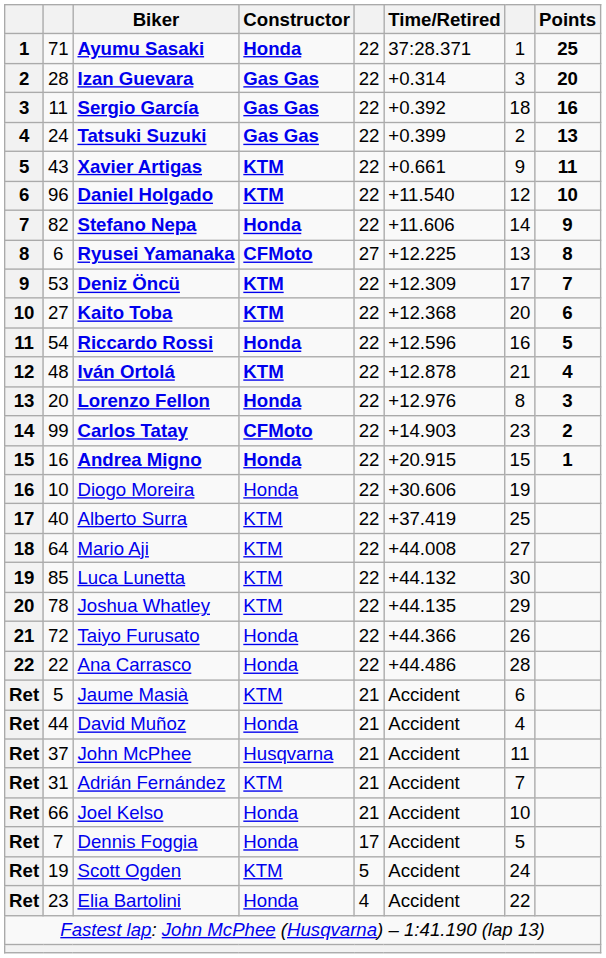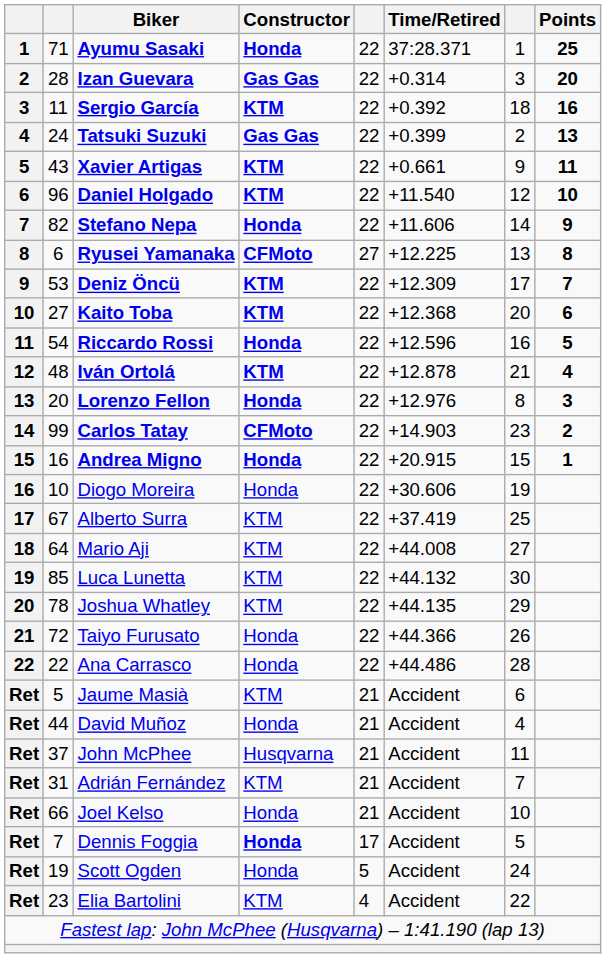(281, 107) Gas Gas -> (263, 107) KTM
(58, 518) 40 -> (58, 518) 67
(271, 841) normal -> (272, 841) bold
(263, 871) KTM -> (271, 871) Honda
(271, 900) Honda -> (263, 900) KTM
